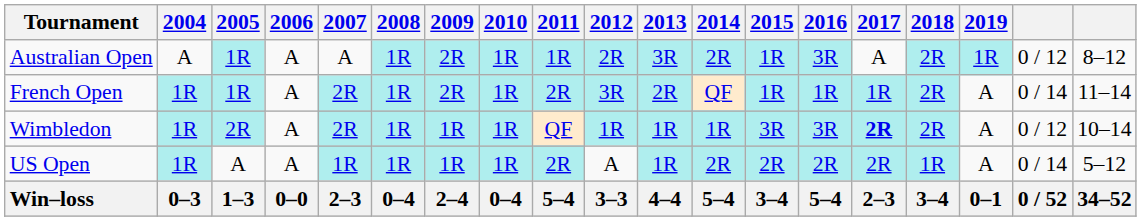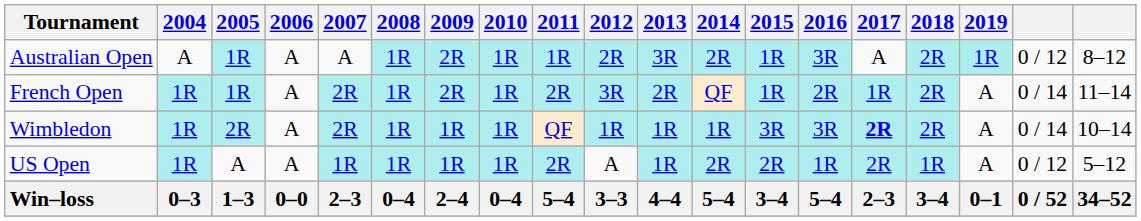(825, 92) 1R -> (825, 92) 2R
(1042, 127) 0 / 12 -> (1042, 127) 0 / 14
(825, 162) 2R -> (825, 162) 1R
(1042, 162) 0 / 14 -> (1042, 162) 0 / 12
